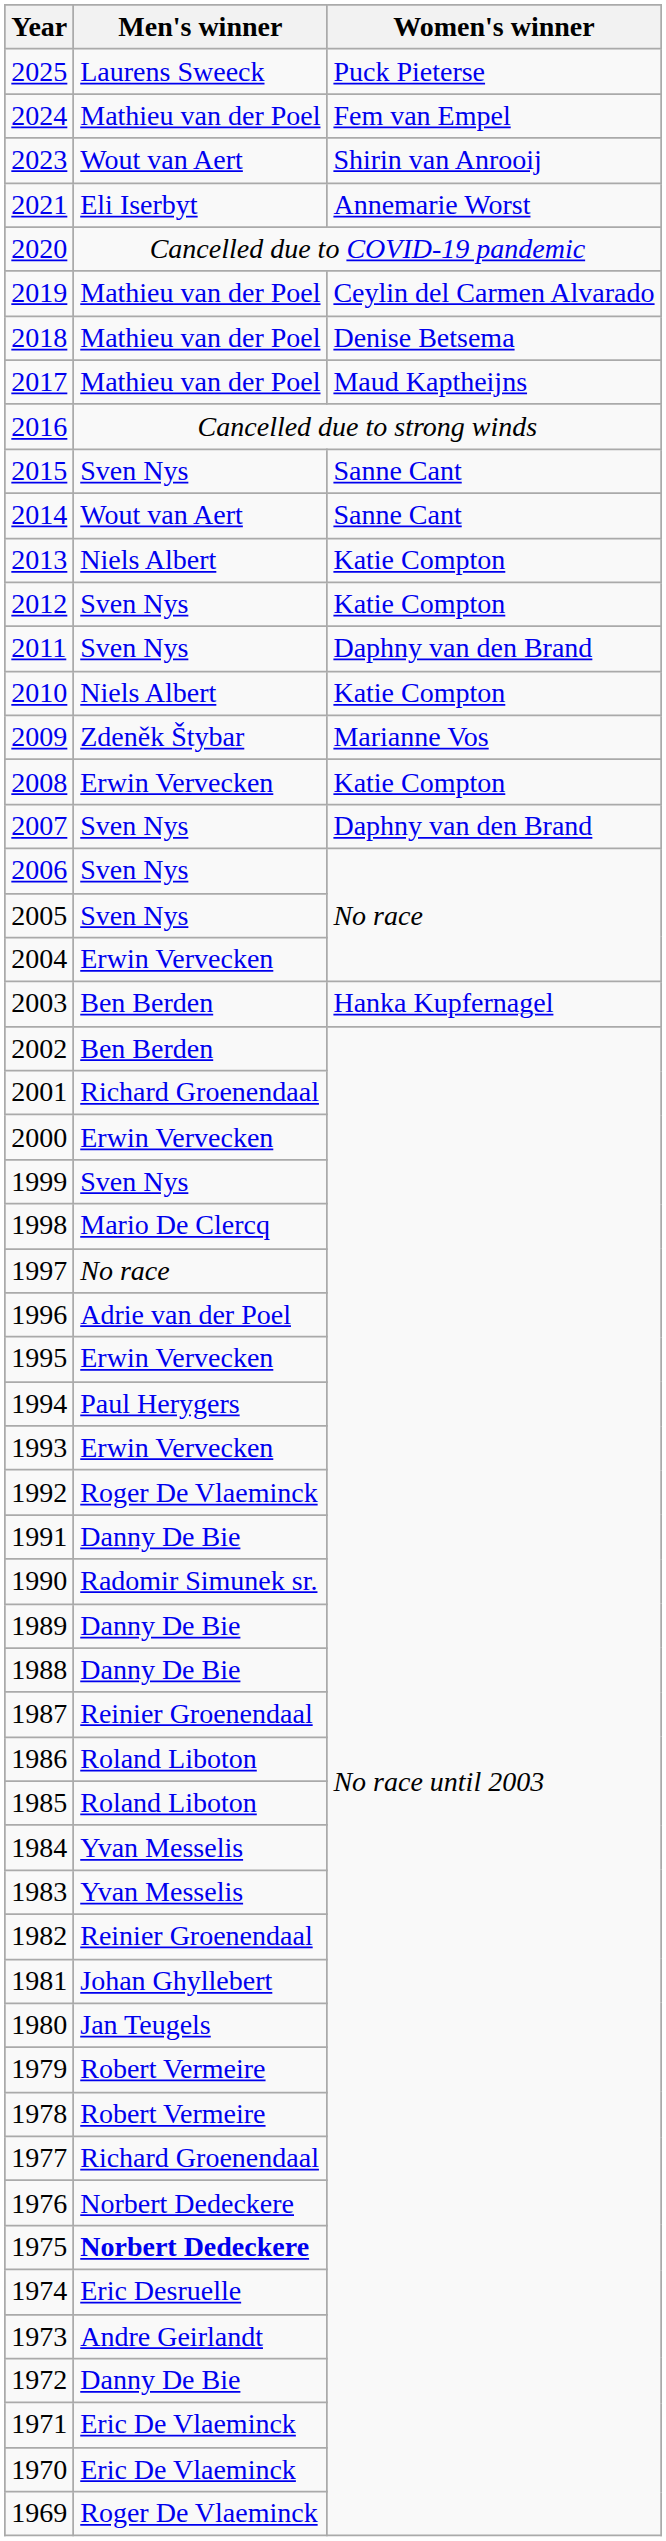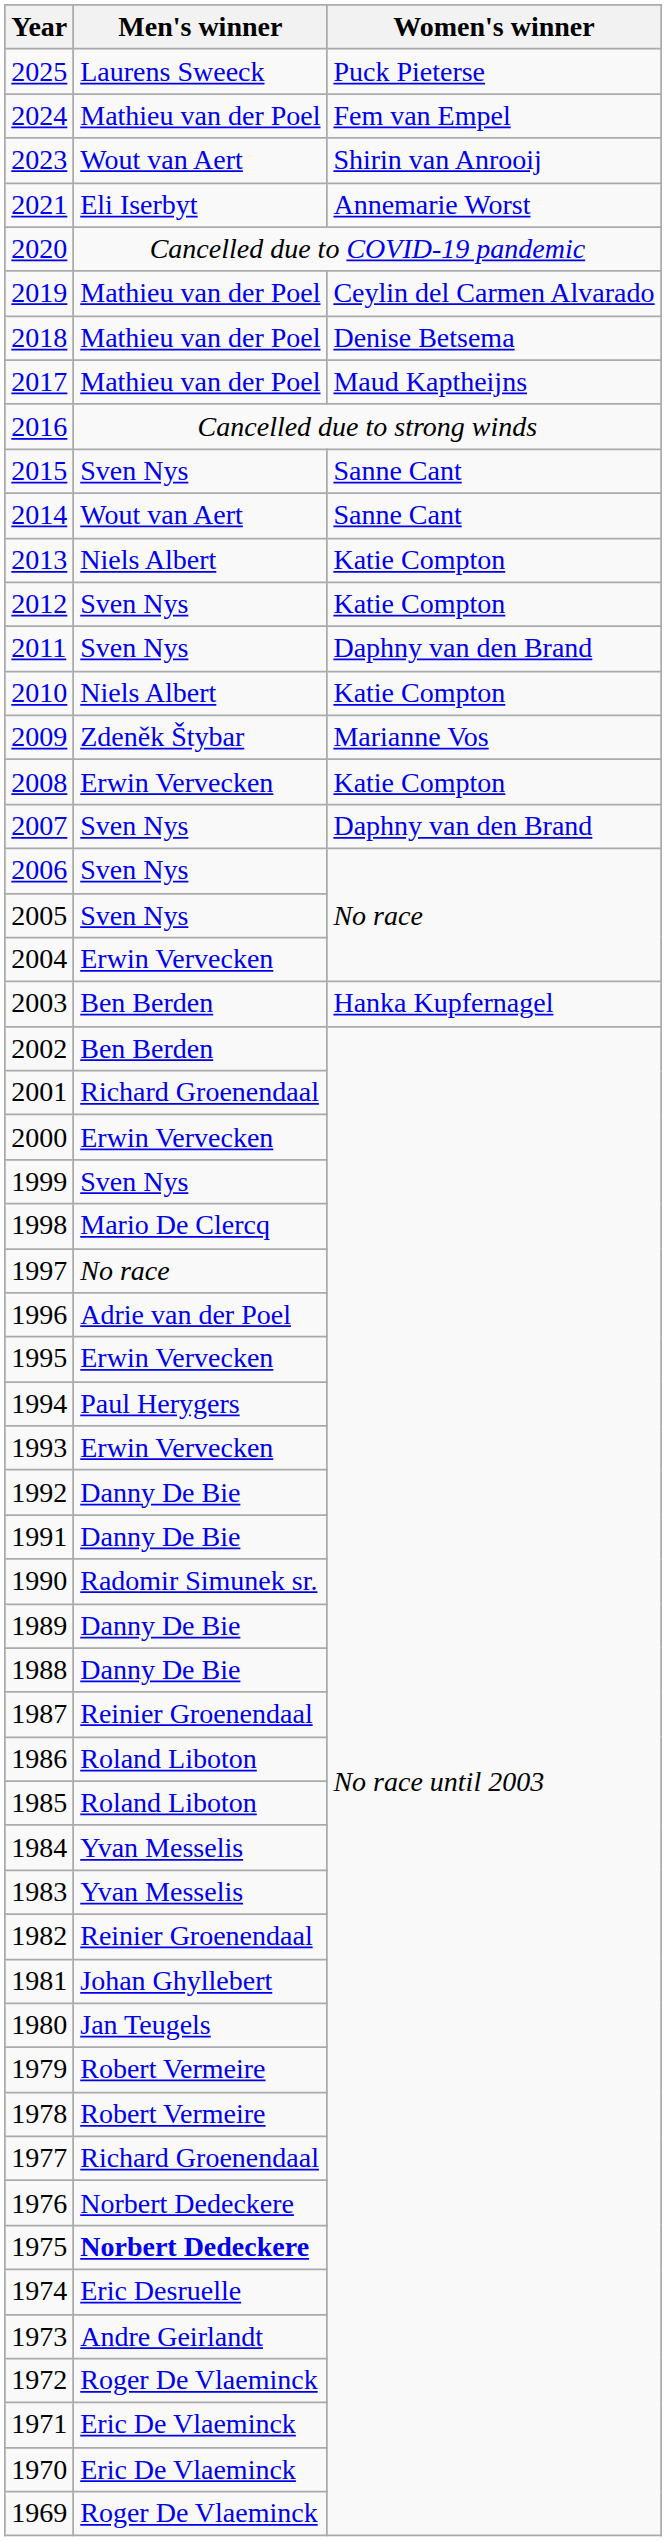(199, 1492) Roger De Vlaeminck -> (160, 1492) Danny De Bie
(160, 2380) Danny De Bie -> (199, 2380) Roger De Vlaeminck
